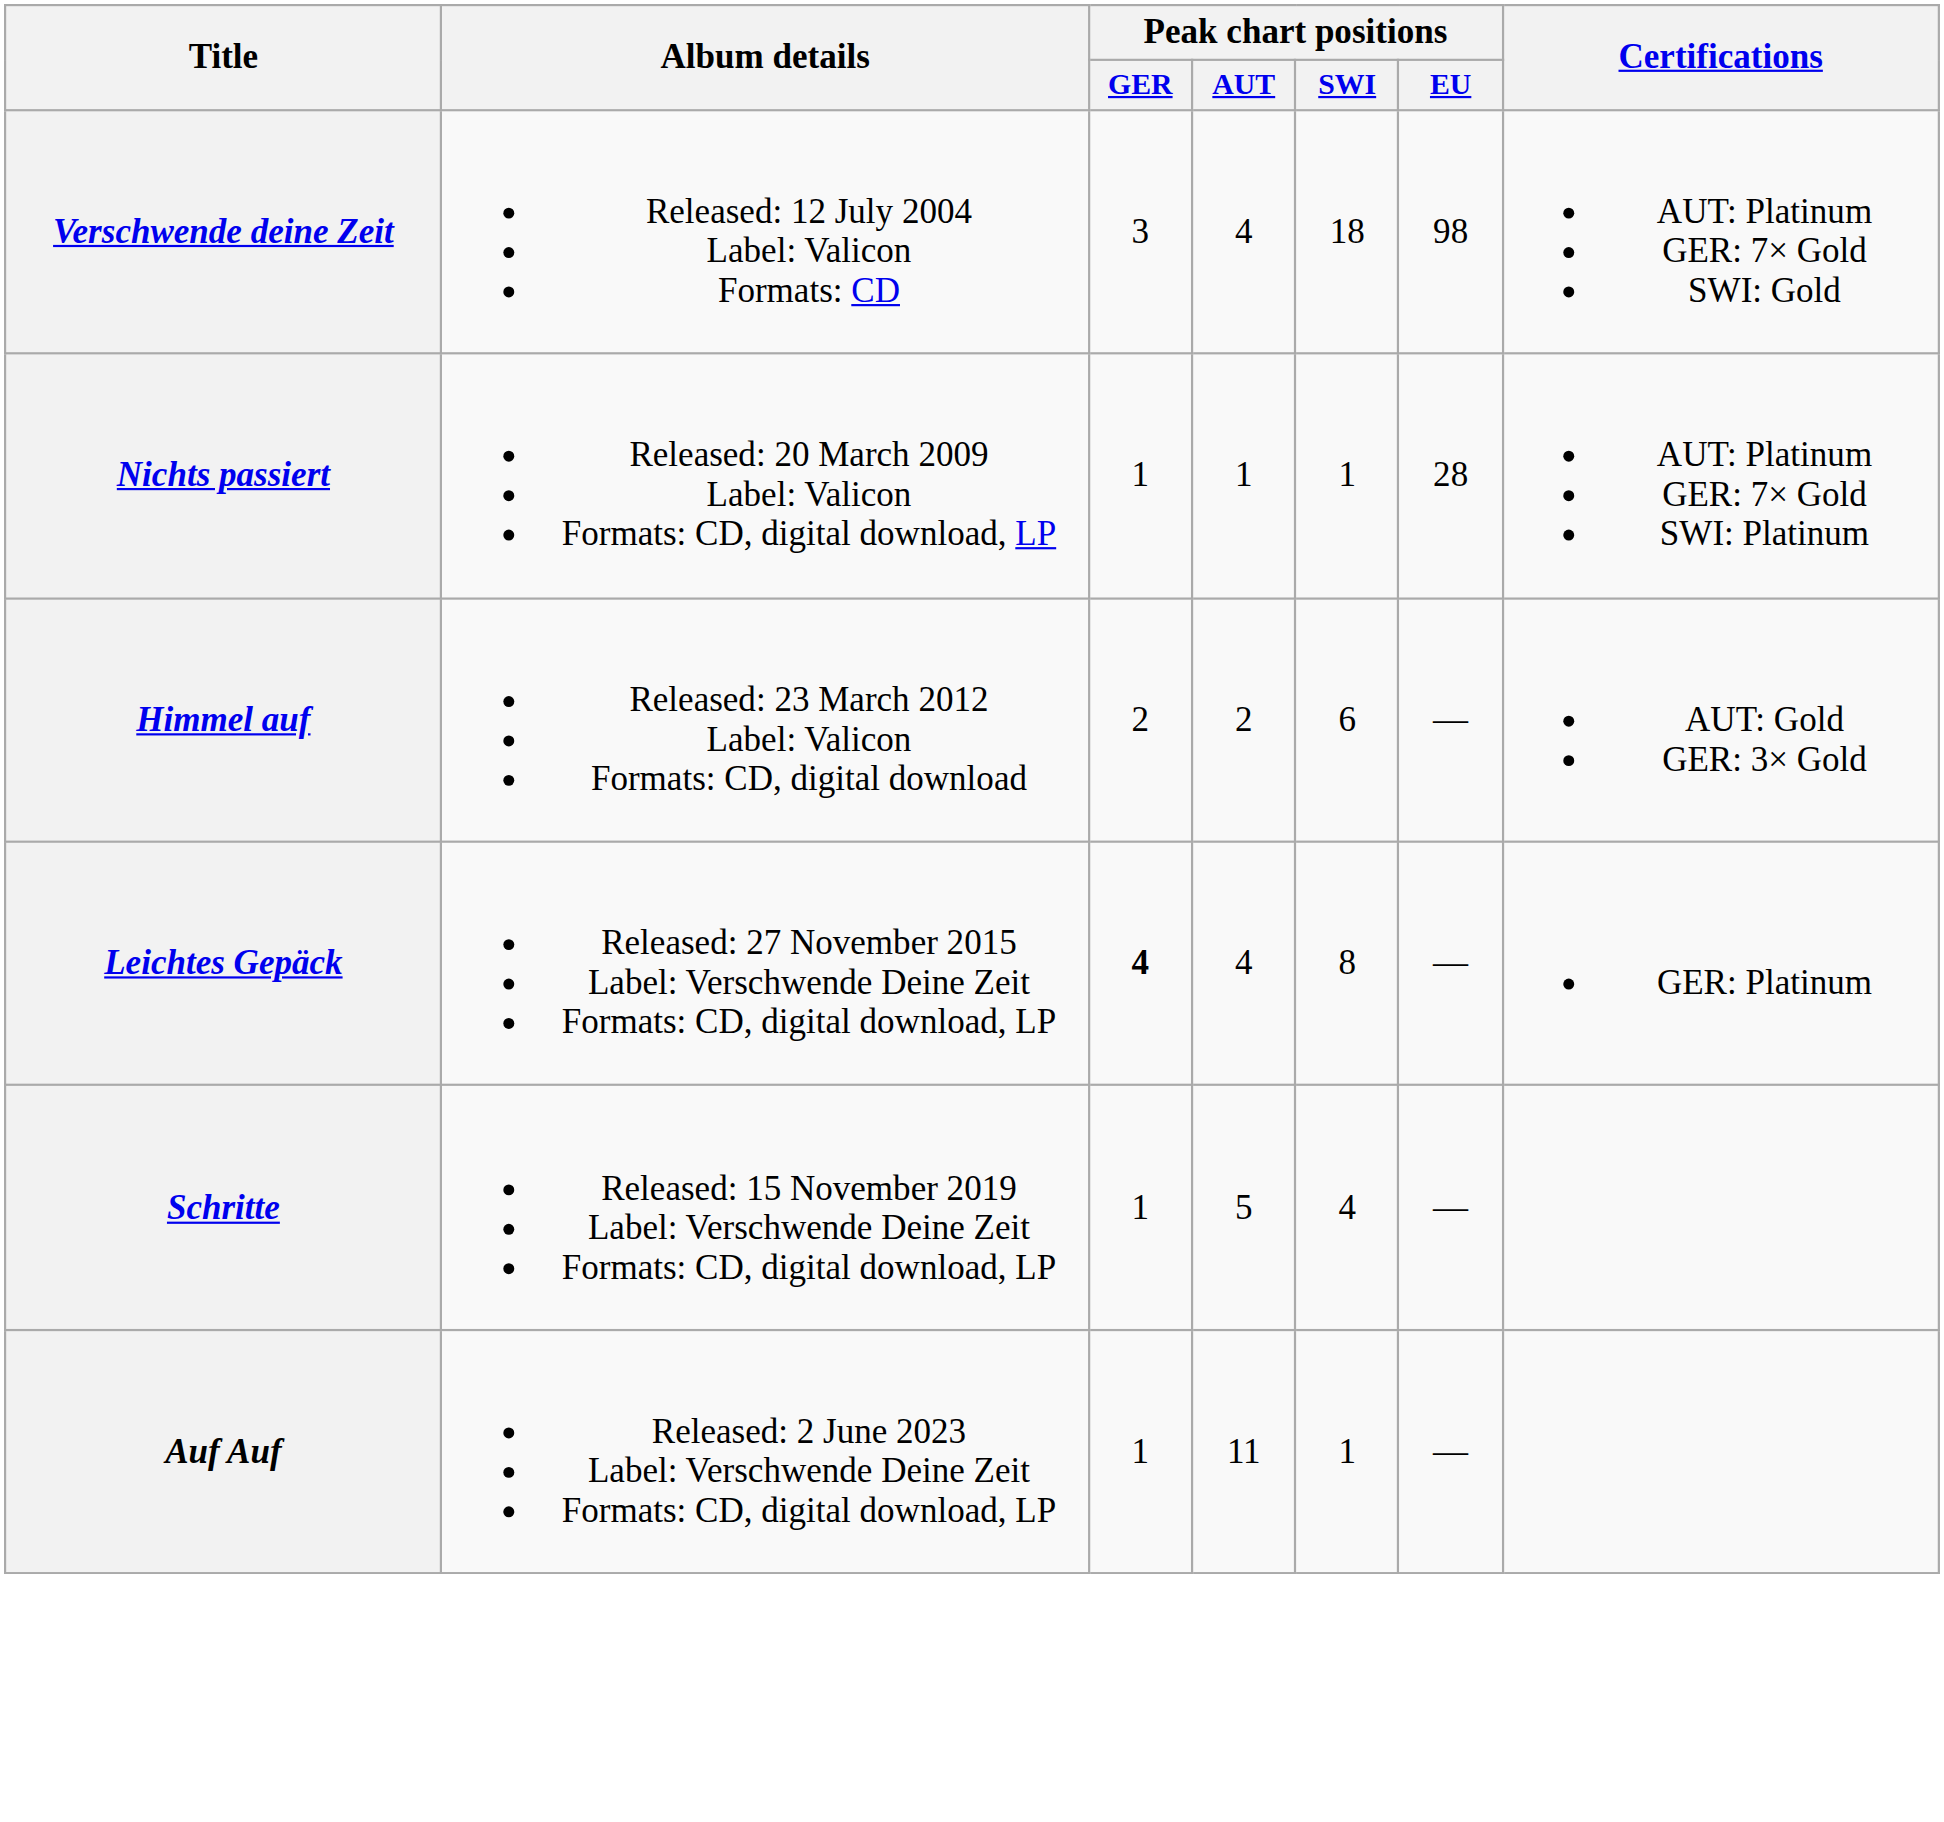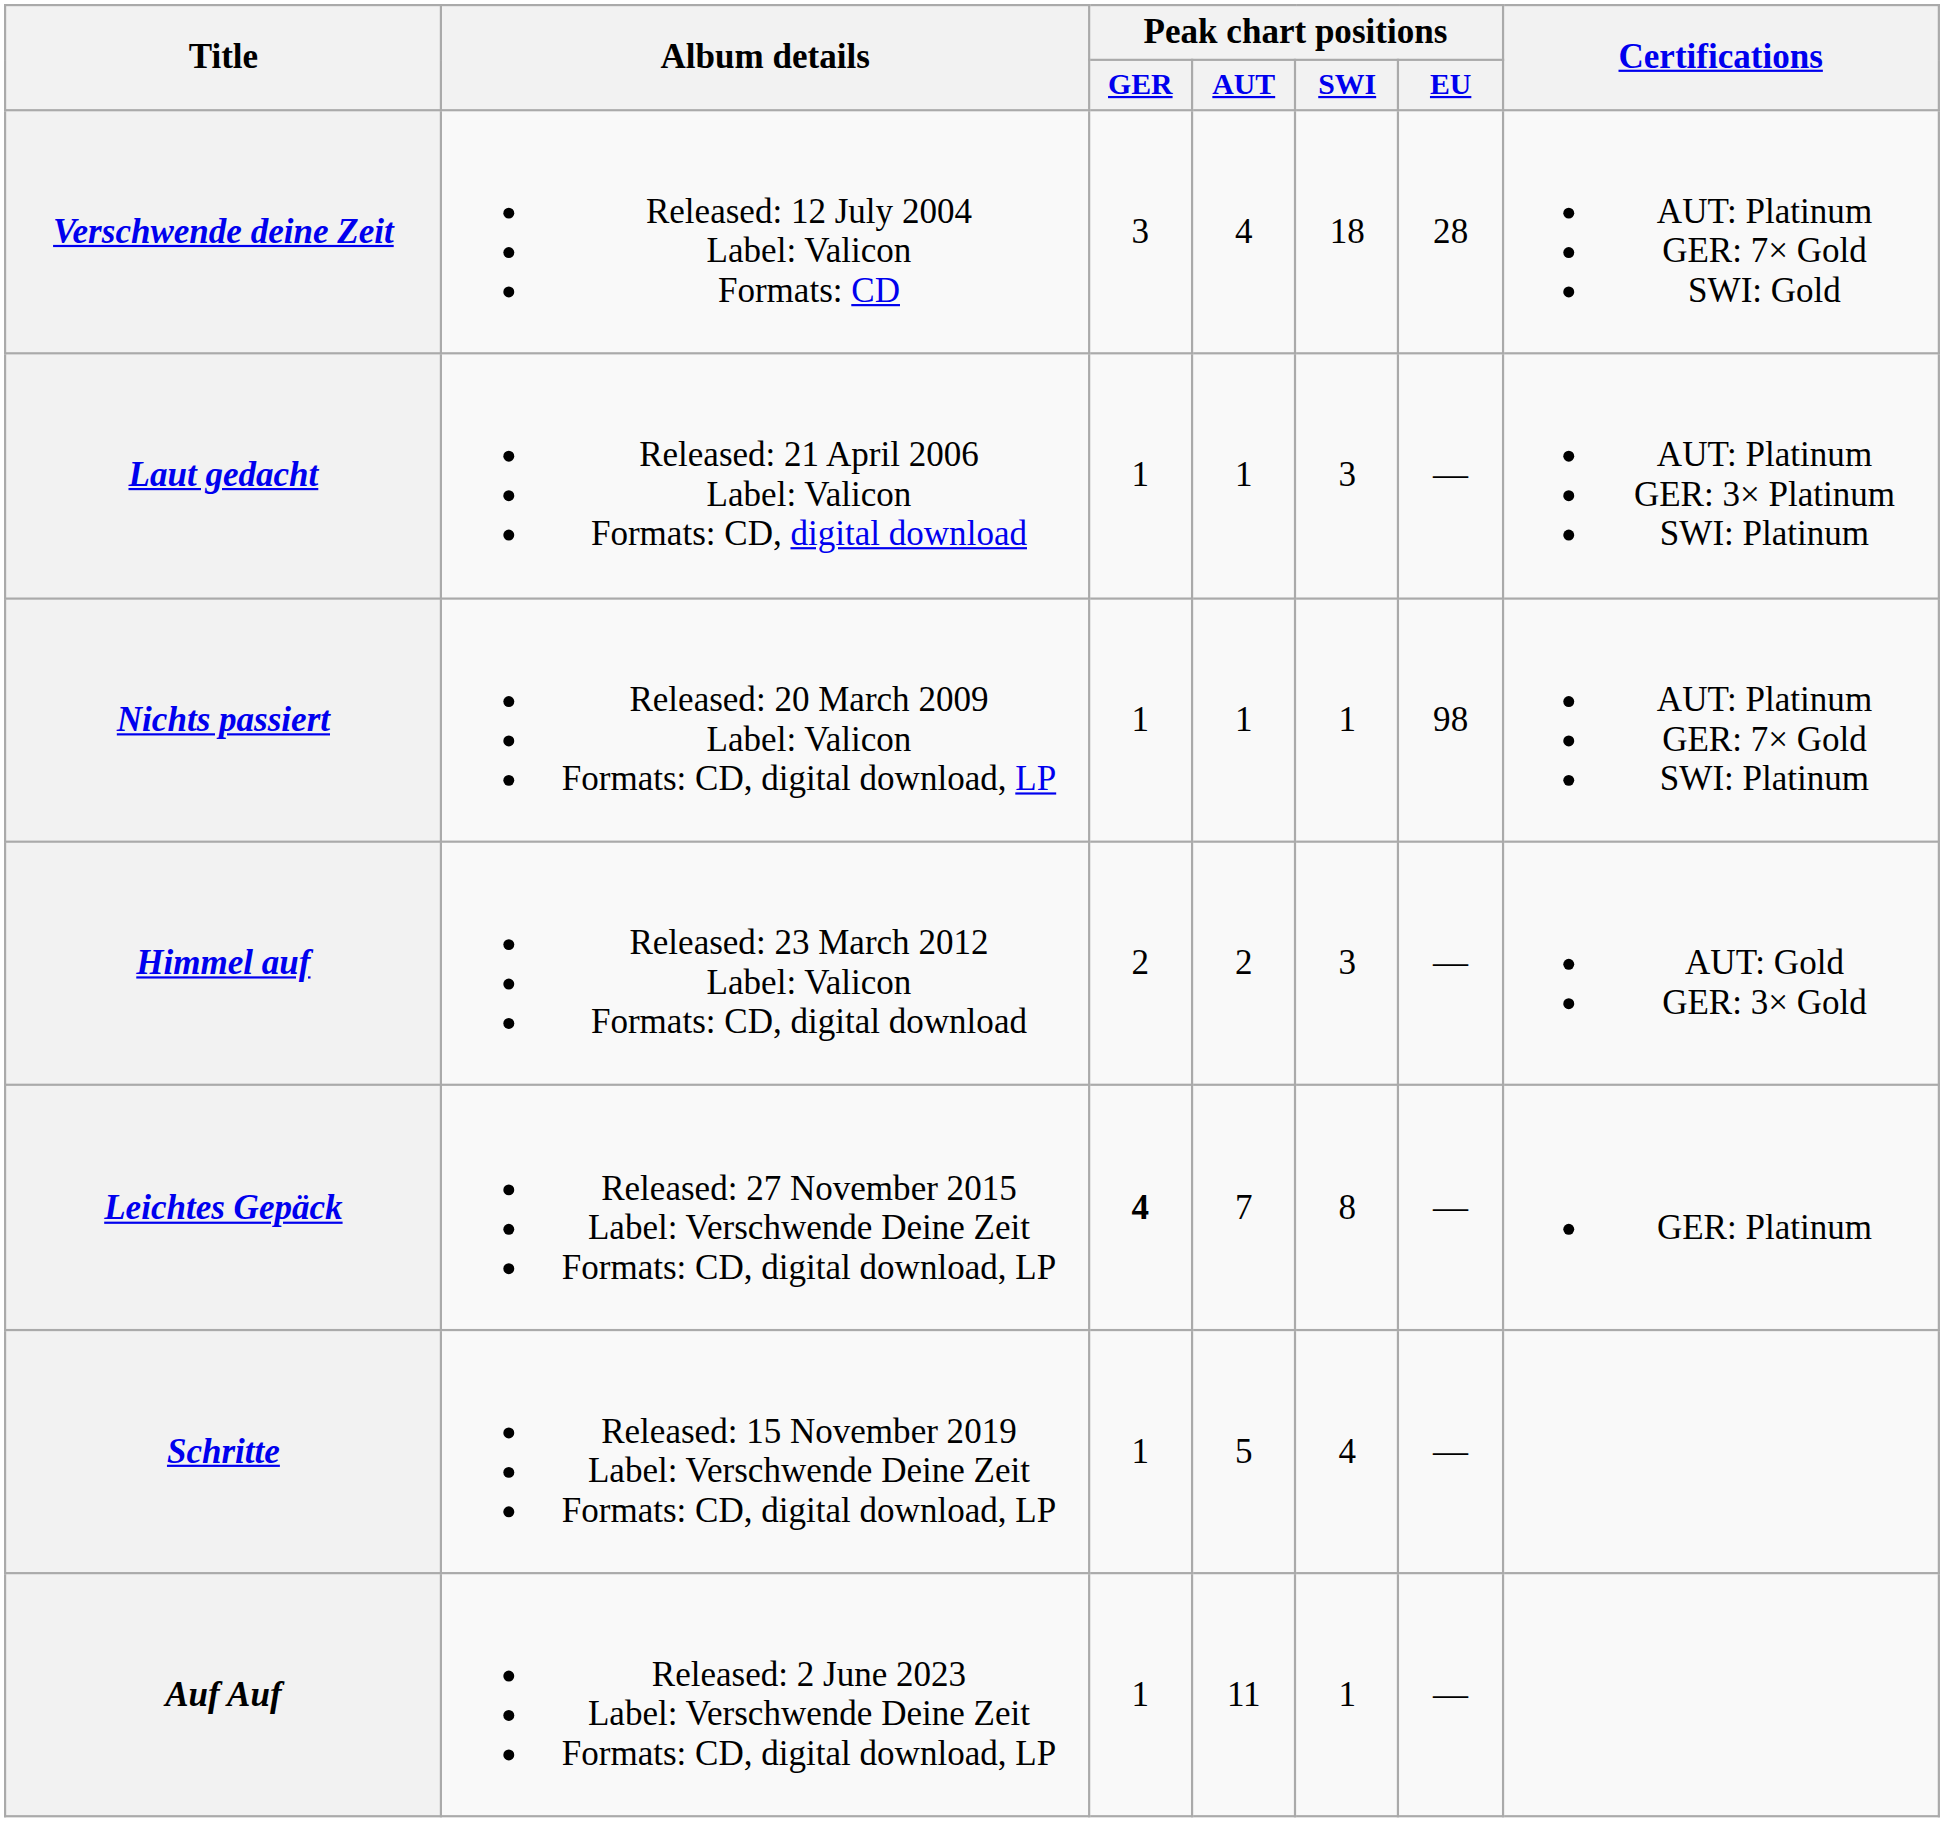(1451, 231) 98 -> (1451, 231) 28
+ row: (223, 475)
(1451, 475) 28 -> (1451, 718) 98
(1347, 718) 6 -> (1347, 962) 3
(1244, 962) 4 -> (1244, 1206) 7
